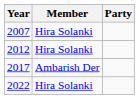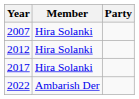(67, 67) Ambarish Der -> (64, 67) Hira Solanki
(64, 85) Hira Solanki -> (67, 85) Ambarish Der
